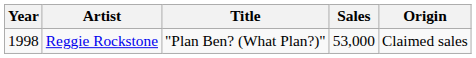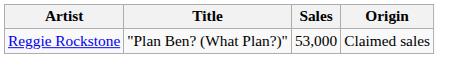- column: (23, 16)
